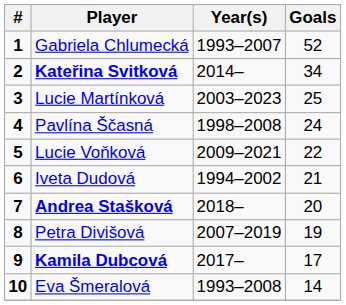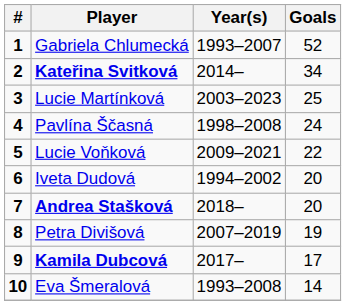(313, 179) 21 -> (313, 179) 20
